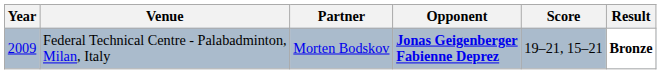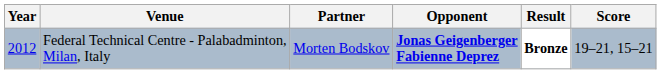columns swapped: (564, 16) <-> (631, 16)
(22, 48) 2009 -> (22, 48) 2012
